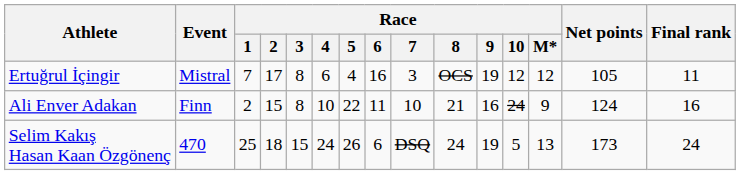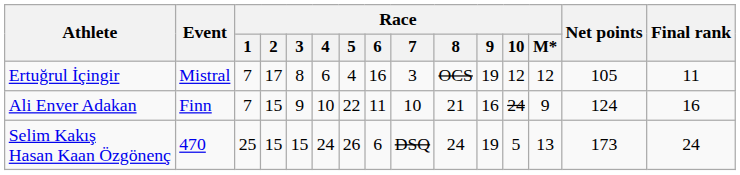(248, 105) 2 -> (248, 105) 7
(300, 105) 8 -> (300, 105) 9
(274, 145) 18 -> (274, 145) 15
